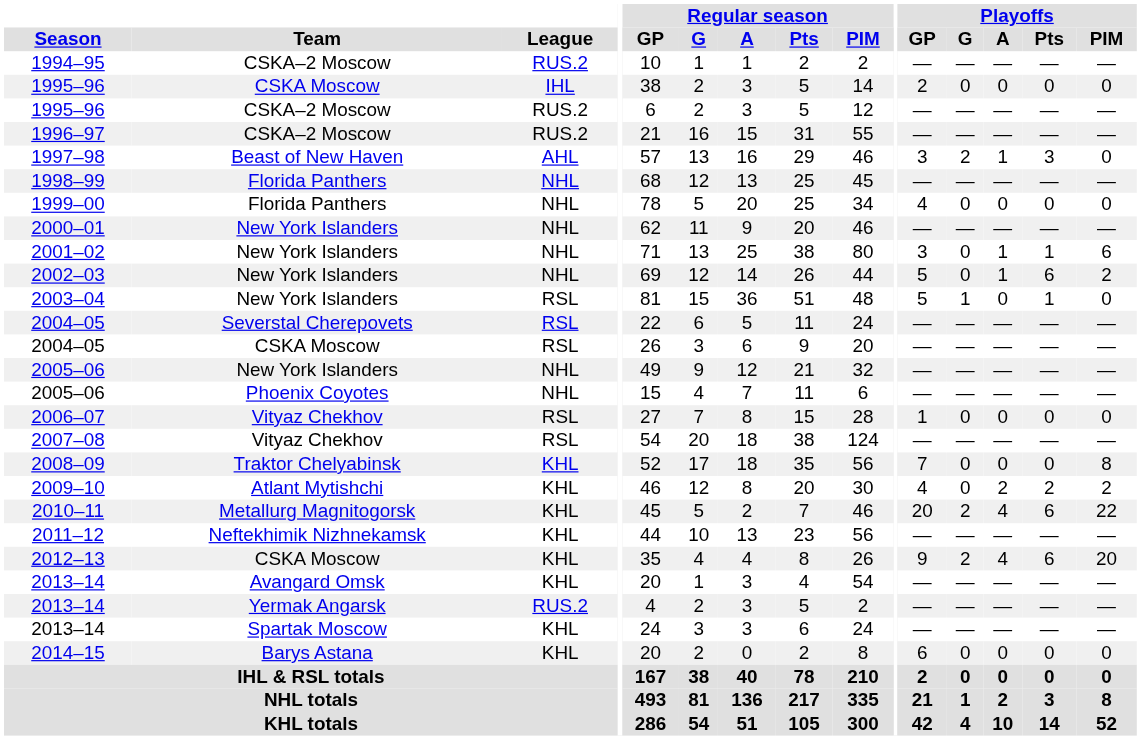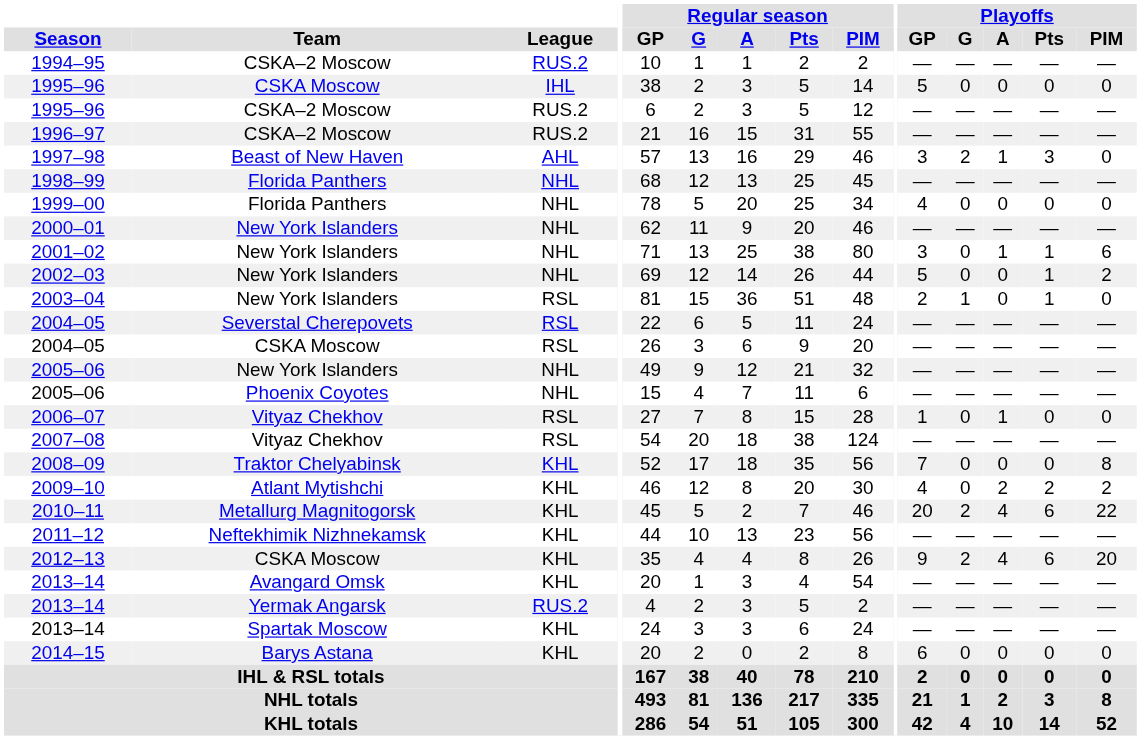(922, 86) 2 -> (922, 86) 5
(1003, 275) 1 -> (1003, 275) 0
(1049, 275) 6 -> (1049, 275) 1
(922, 298) 5 -> (922, 298) 2
(1003, 416) 0 -> (1003, 416) 1
